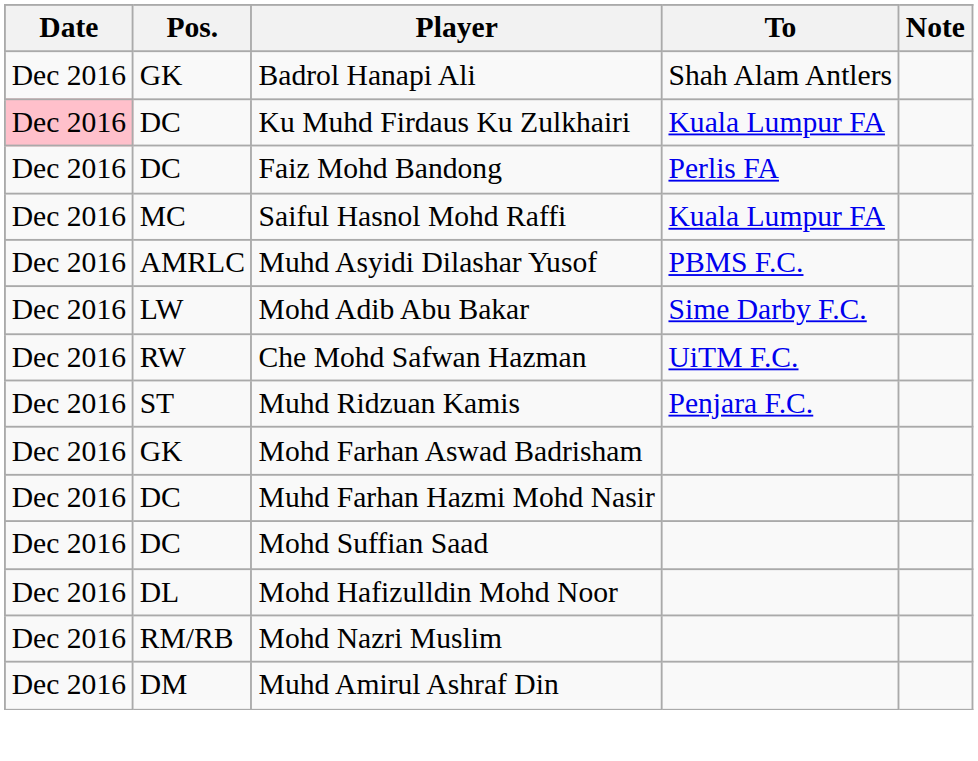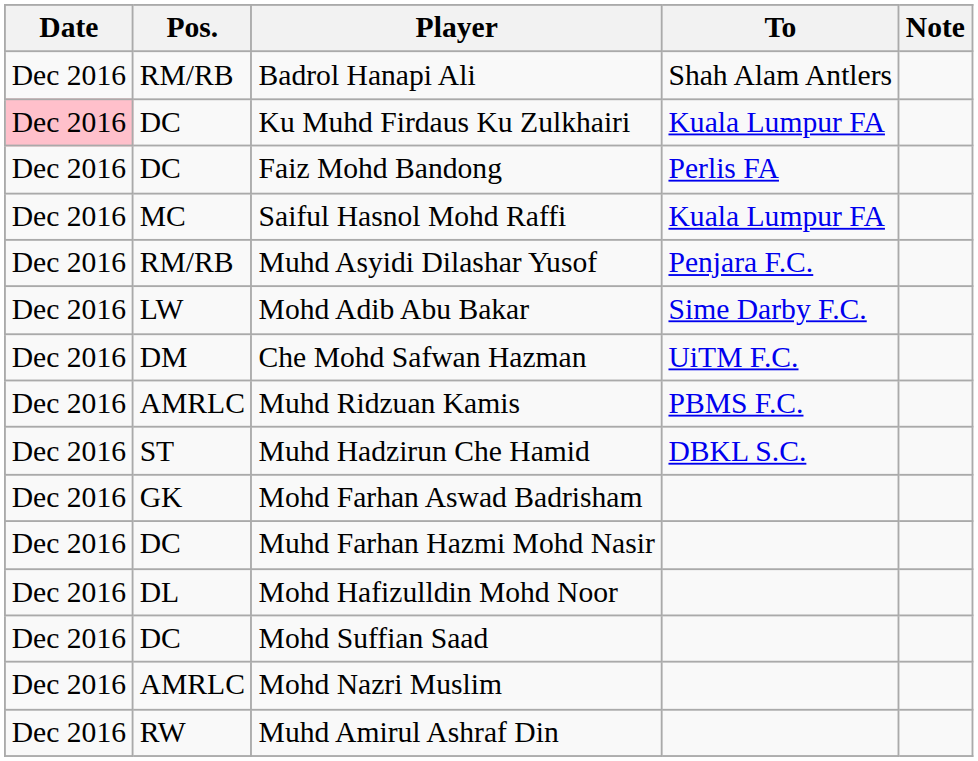(161, 74) GK -> (187, 74) RM/RB
(192, 262) AMRLC -> (187, 262) RM/RB
(736, 262) PBMS F.C. -> (741, 262) Penjara F.C.
(163, 356) RW -> (164, 356) DM
(157, 403) ST -> (192, 403) AMRLC
(741, 403) Penjara F.C. -> (736, 403) PBMS F.C.
+ row: (424, 450)
rows swapped: (373, 544) <-> (438, 591)
(187, 638) RM/RB -> (192, 685) AMRLC
(164, 685) DM -> (163, 732) RW
